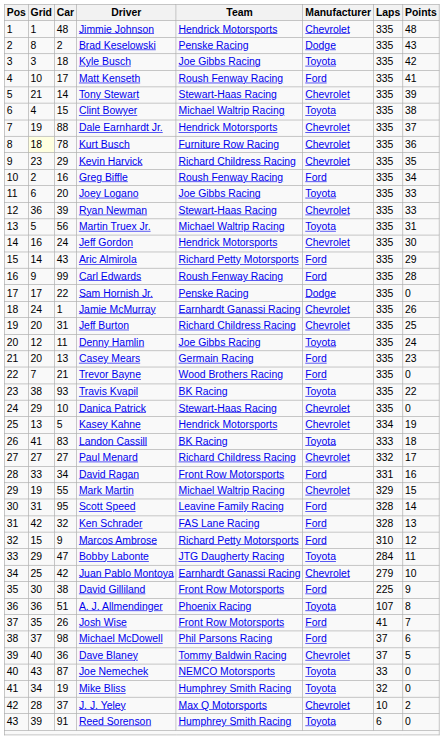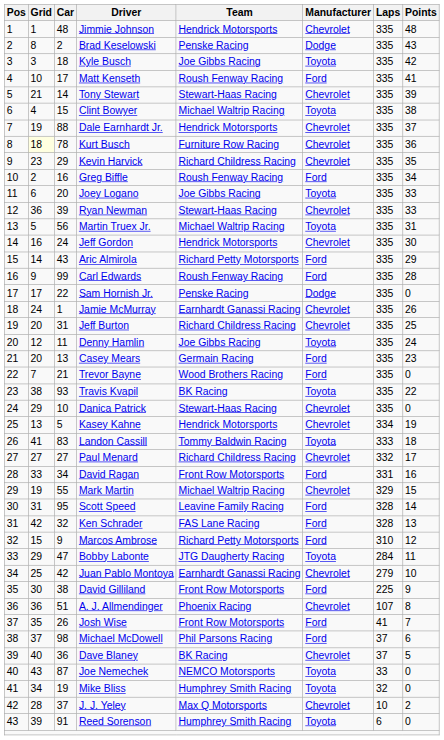(203, 441) BK Racing -> (233, 441) Tommy Baldwin Racing
(321, 606) Toyota -> (328, 606) Chevrolet
(233, 656) Tommy Baldwin Racing -> (203, 656) BK Racing
